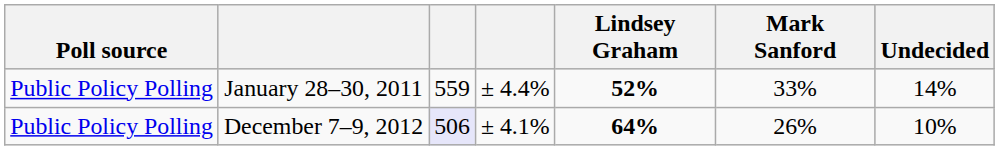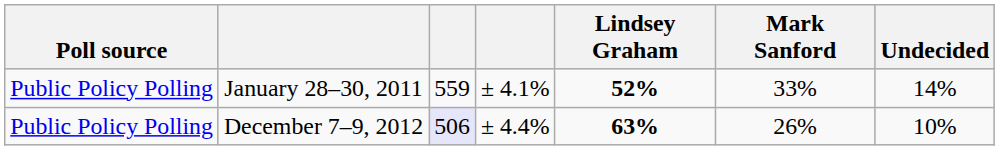(515, 88) ± 4.4% -> (515, 88) ± 4.1%
(515, 125) ± 4.1% -> (515, 125) ± 4.4%
(635, 125) 64% -> (635, 125) 63%
